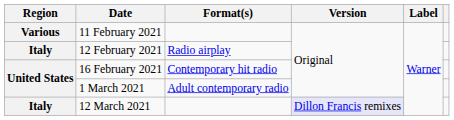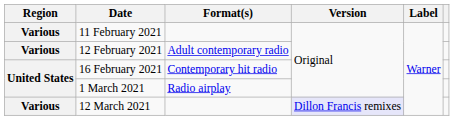(40, 50) Italy -> (40, 50) Various
(199, 50) Radio airplay -> (228, 50) Adult contemporary radio
(228, 87) Adult contemporary radio -> (199, 87) Radio airplay
(40, 106) Italy -> (40, 106) Various
